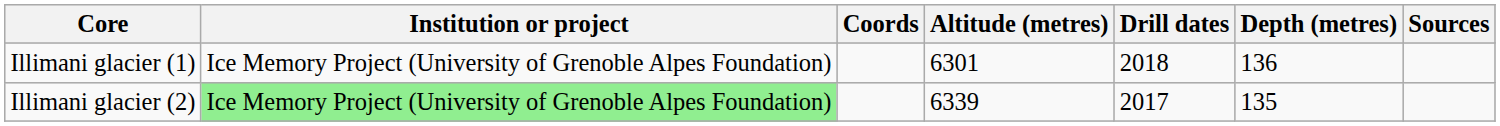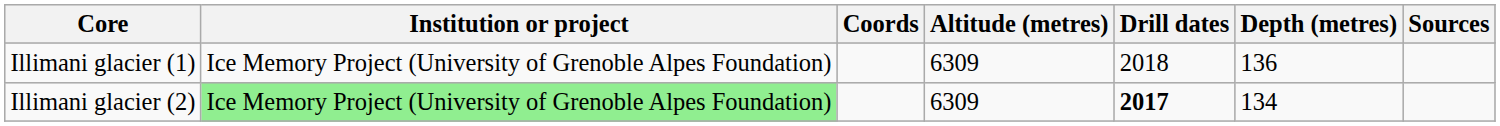(955, 62) 6301 -> (955, 62) 6309
(955, 101) 6339 -> (955, 101) 6309
(1144, 101) normal -> (1144, 101) bold
(1259, 101) 135 -> (1259, 101) 134
